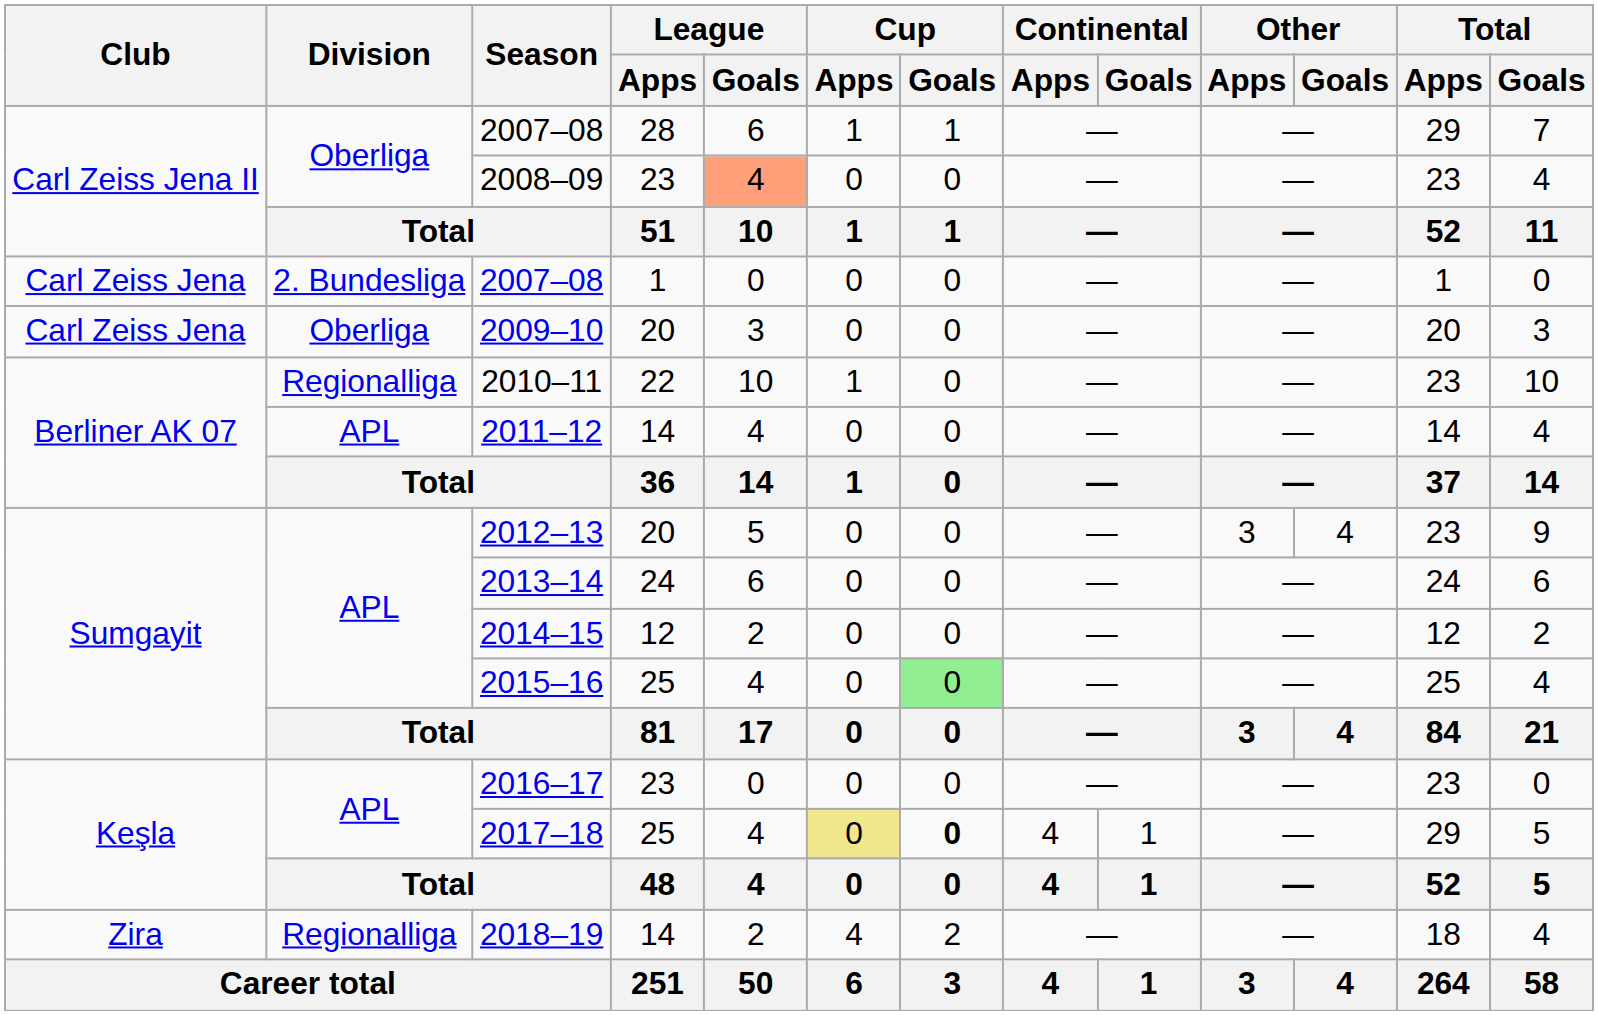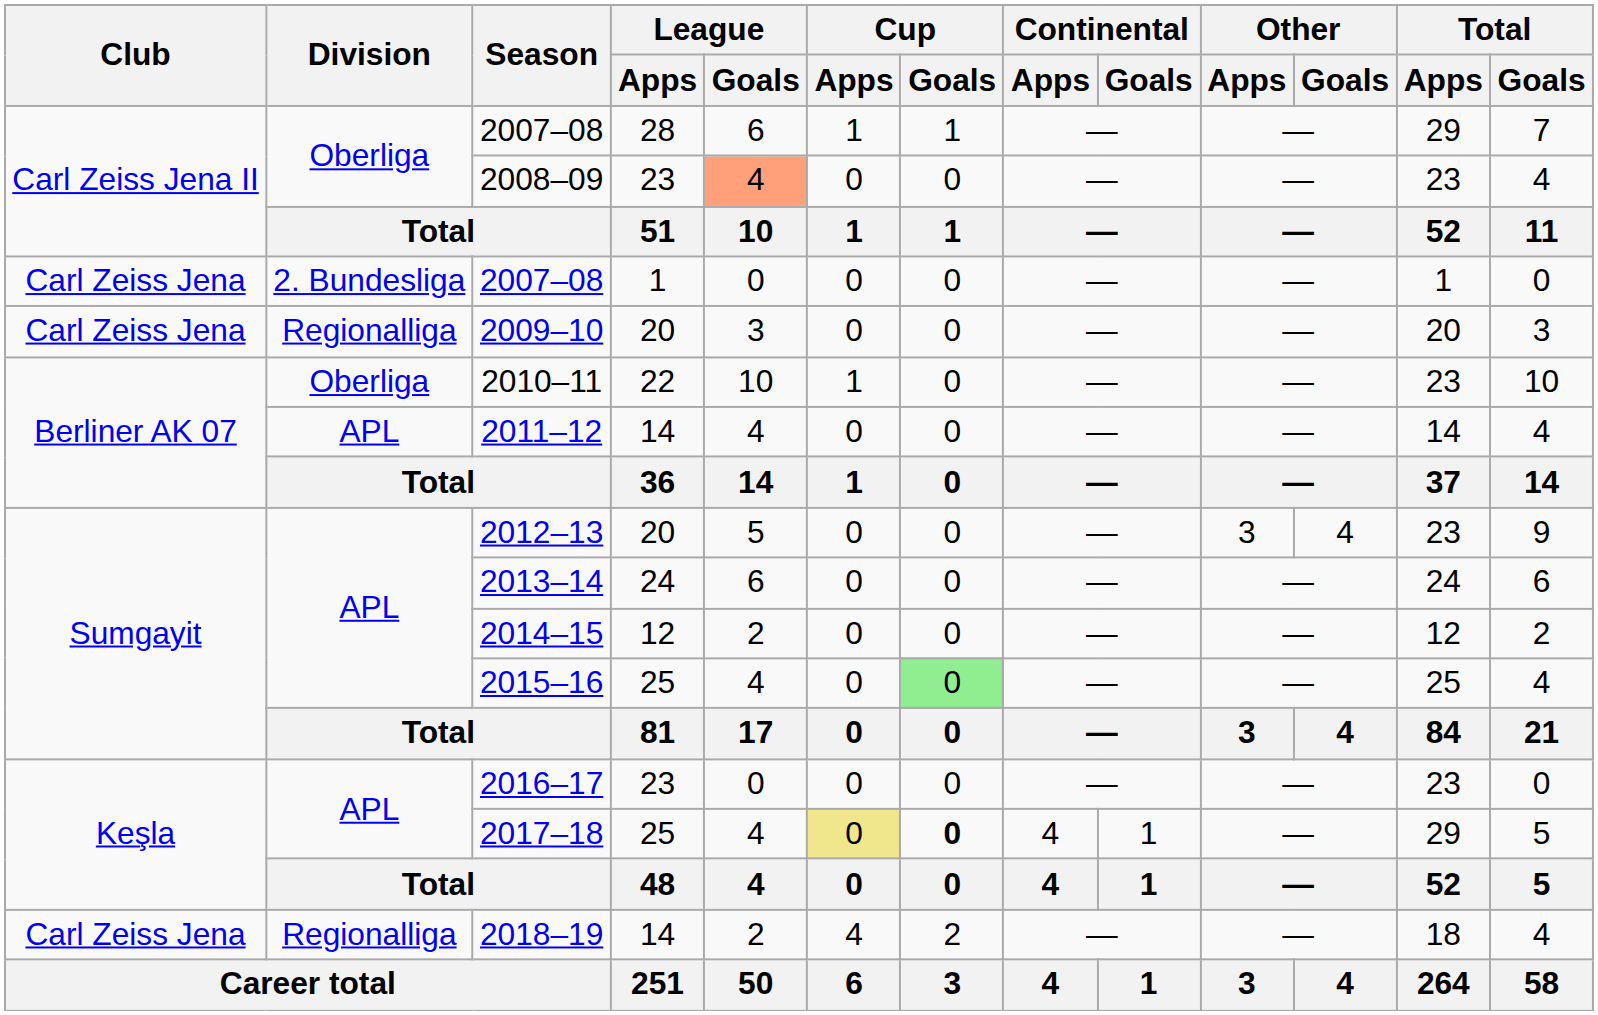(369, 331) Oberliga -> (369, 331) Regionalliga
(369, 381) Regionalliga -> (369, 381) Oberliga
(136, 933) Zira -> (136, 933) Carl Zeiss Jena
